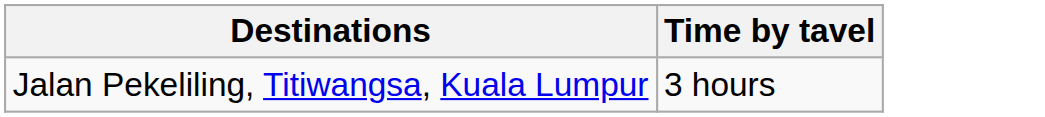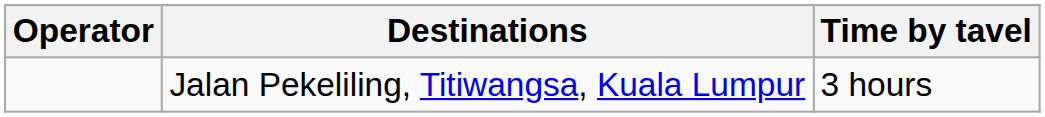+ column: (83, 31)
